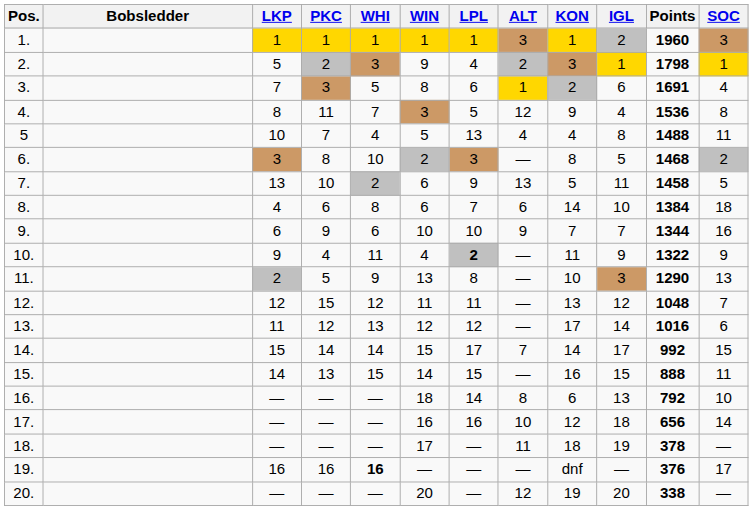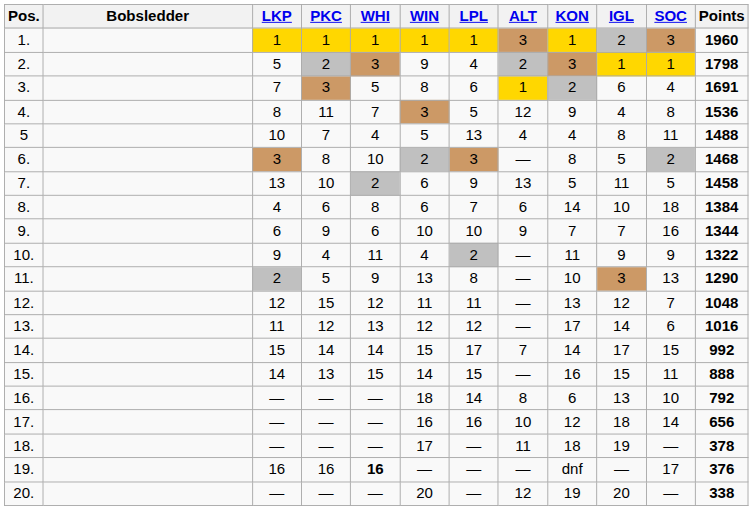columns swapped: (724, 16) <-> (673, 16)
(474, 254) bold -> (474, 254) normal
